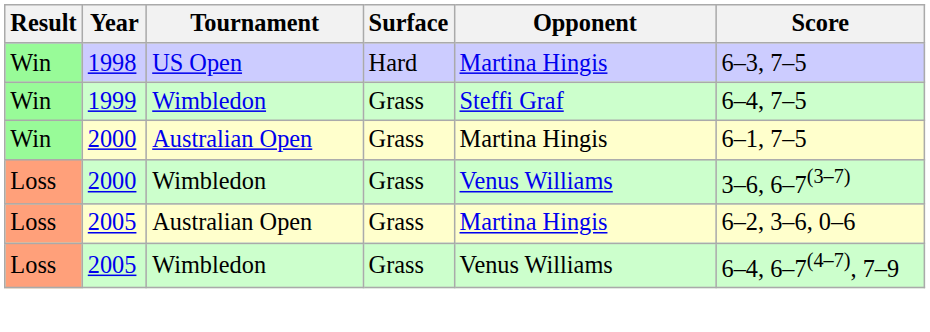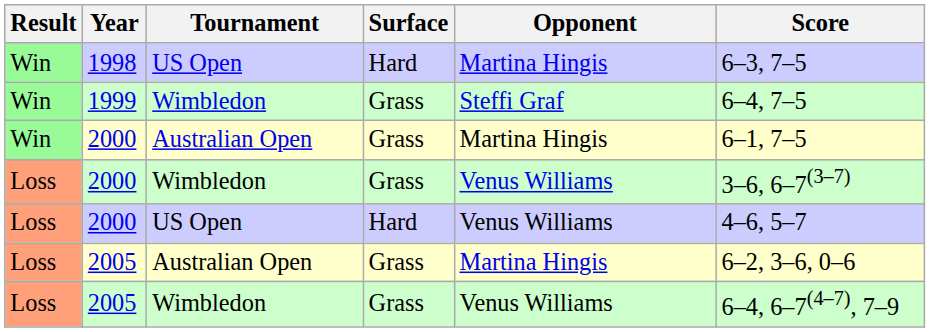+ row: (112, 223)
